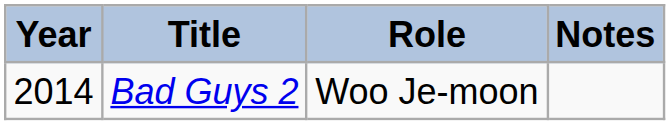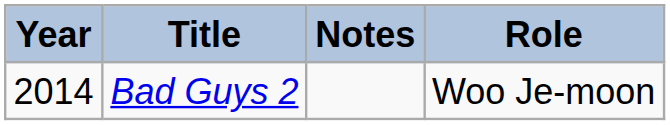columns swapped: (427, 34) <-> (605, 34)
